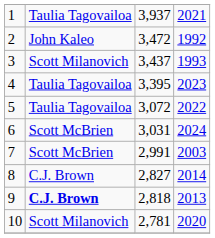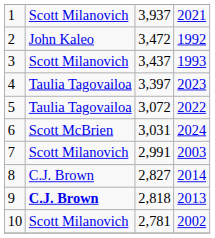(80, 15) Taulia Tagovailoa -> (79, 15) Scott Milanovich
(155, 84) 3,395 -> (155, 84) 3,397
(71, 152) Scott McBrien -> (79, 152) Scott Milanovich
(192, 221) 2020 -> (192, 221) 2002
